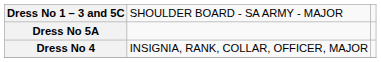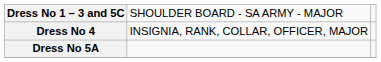rows swapped: (66, 31) <-> (66, 48)
